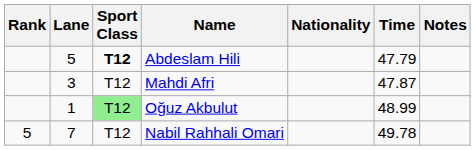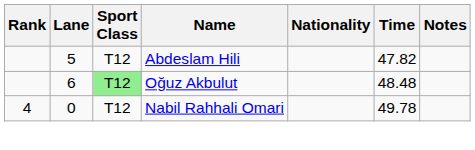(117, 58) bold -> (117, 58) normal
(397, 58) 47.79 -> (397, 58) 47.82
- row: (180, 83)
(71, 108) 1 -> (71, 83) 6
(397, 108) 48.99 -> (397, 83) 48.48
(27, 132) 5 -> (27, 108) 4
(71, 132) 7 -> (71, 108) 0
